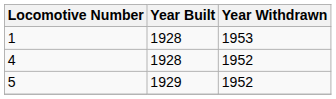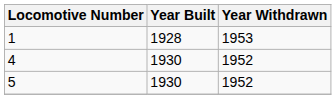(166, 60) 1928 -> (166, 60) 1930
(166, 82) 1929 -> (166, 82) 1930
